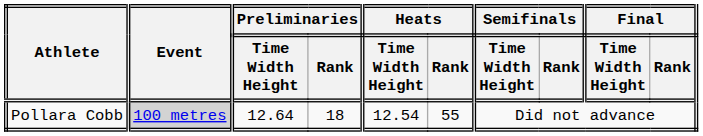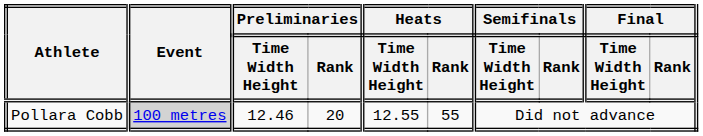(271, 115) 12.64 -> (271, 115) 12.46
(335, 115) 18 -> (335, 115) 20
(396, 115) 12.54 -> (396, 115) 12.55
